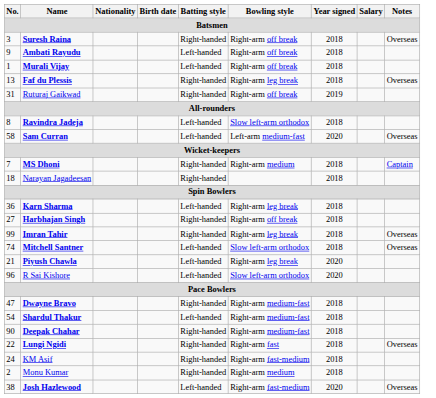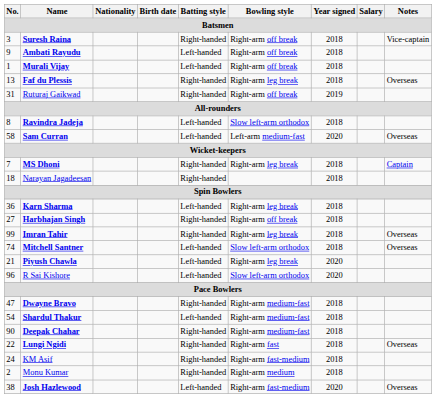(402, 38) Overseas -> (408, 38) Vice-captain
(262, 164) Right-arm medium -> (264, 164) Right-arm leg break
